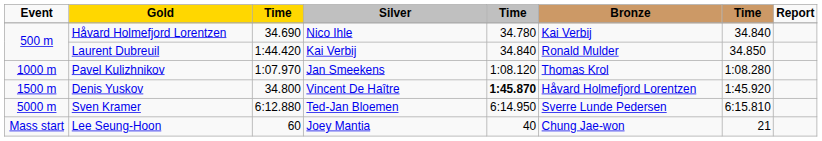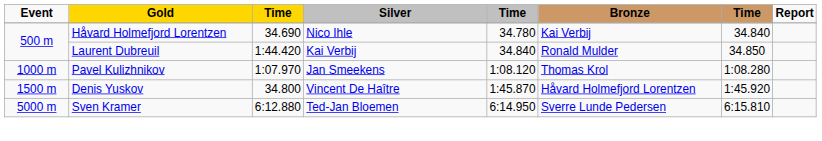(513, 88) bold -> (512, 88) normal
- row: (117, 126)
